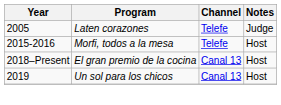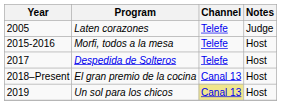+ row: (125, 60)
(221, 76) no background -> (221, 92) khaki background
